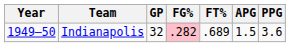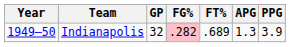(246, 33) 1.5 -> (246, 33) 1.3
(272, 33) 3.6 -> (272, 33) 3.9
